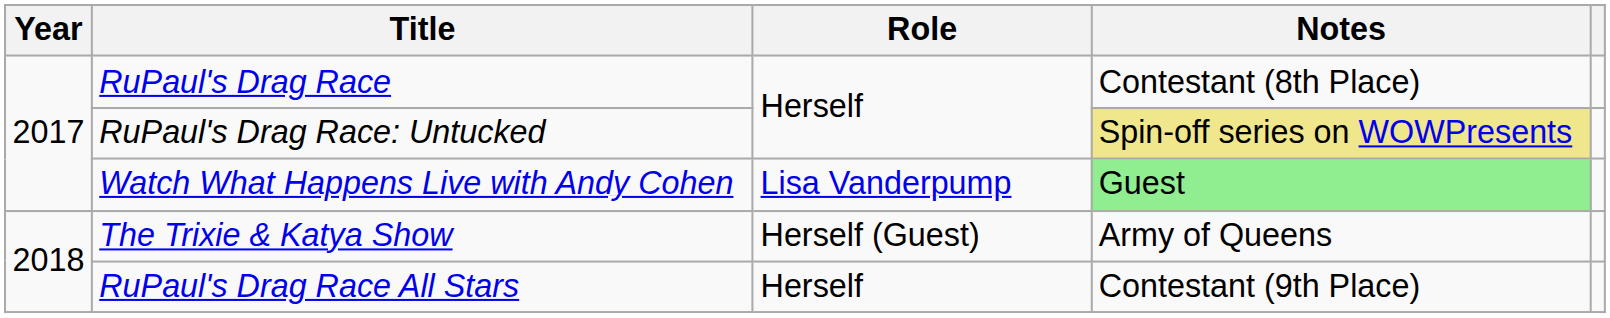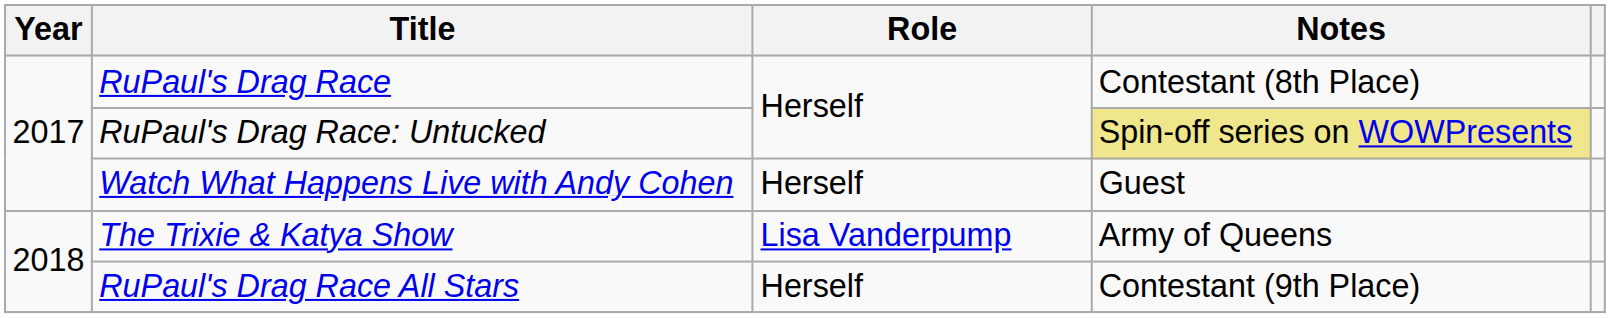(886, 183) Lisa Vanderpump -> (812, 183) Herself
(1142, 183) lightgreen background -> (1142, 183) no background
(870, 235) Herself (Guest) -> (886, 235) Lisa Vanderpump
